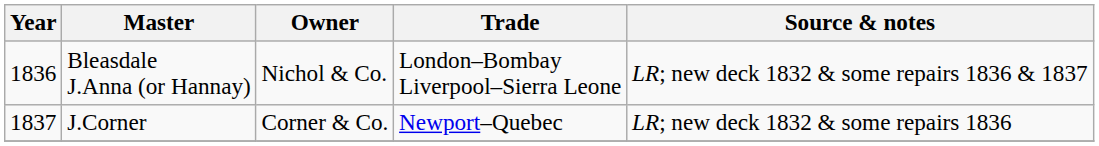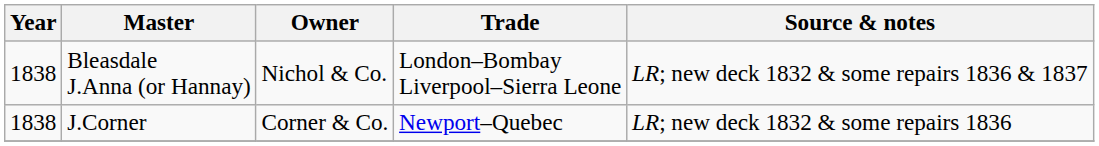(33, 72) 1836 -> (33, 72) 1838
(33, 122) 1837 -> (33, 122) 1838
